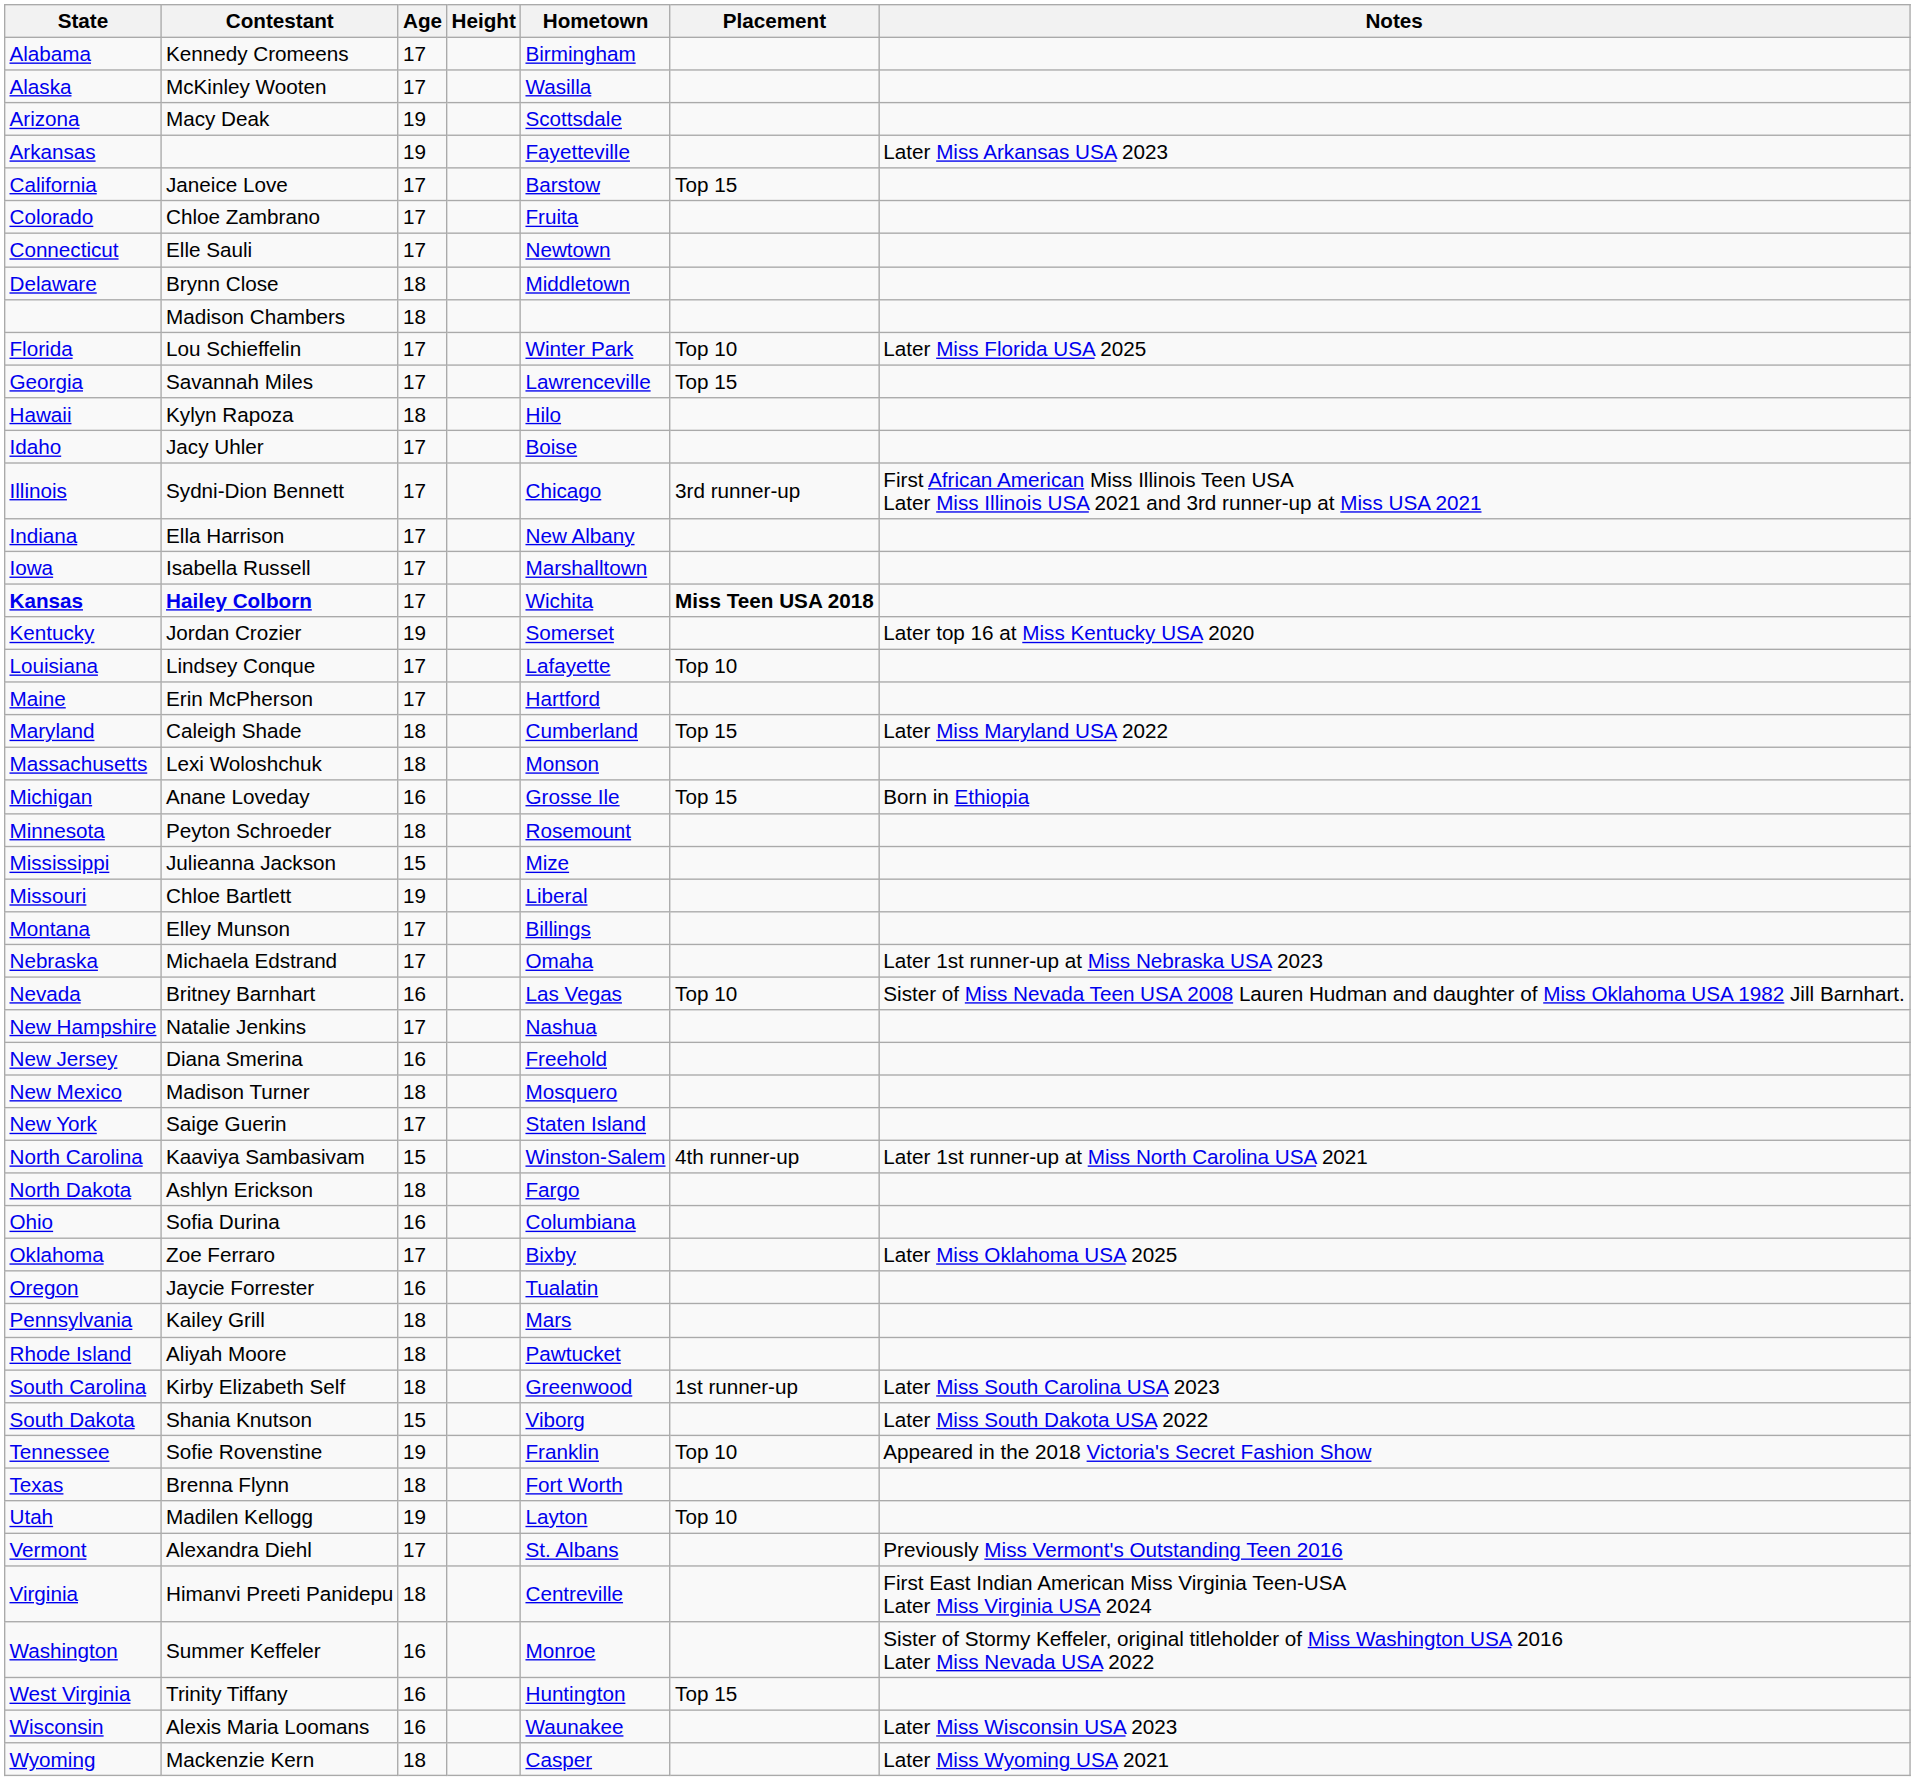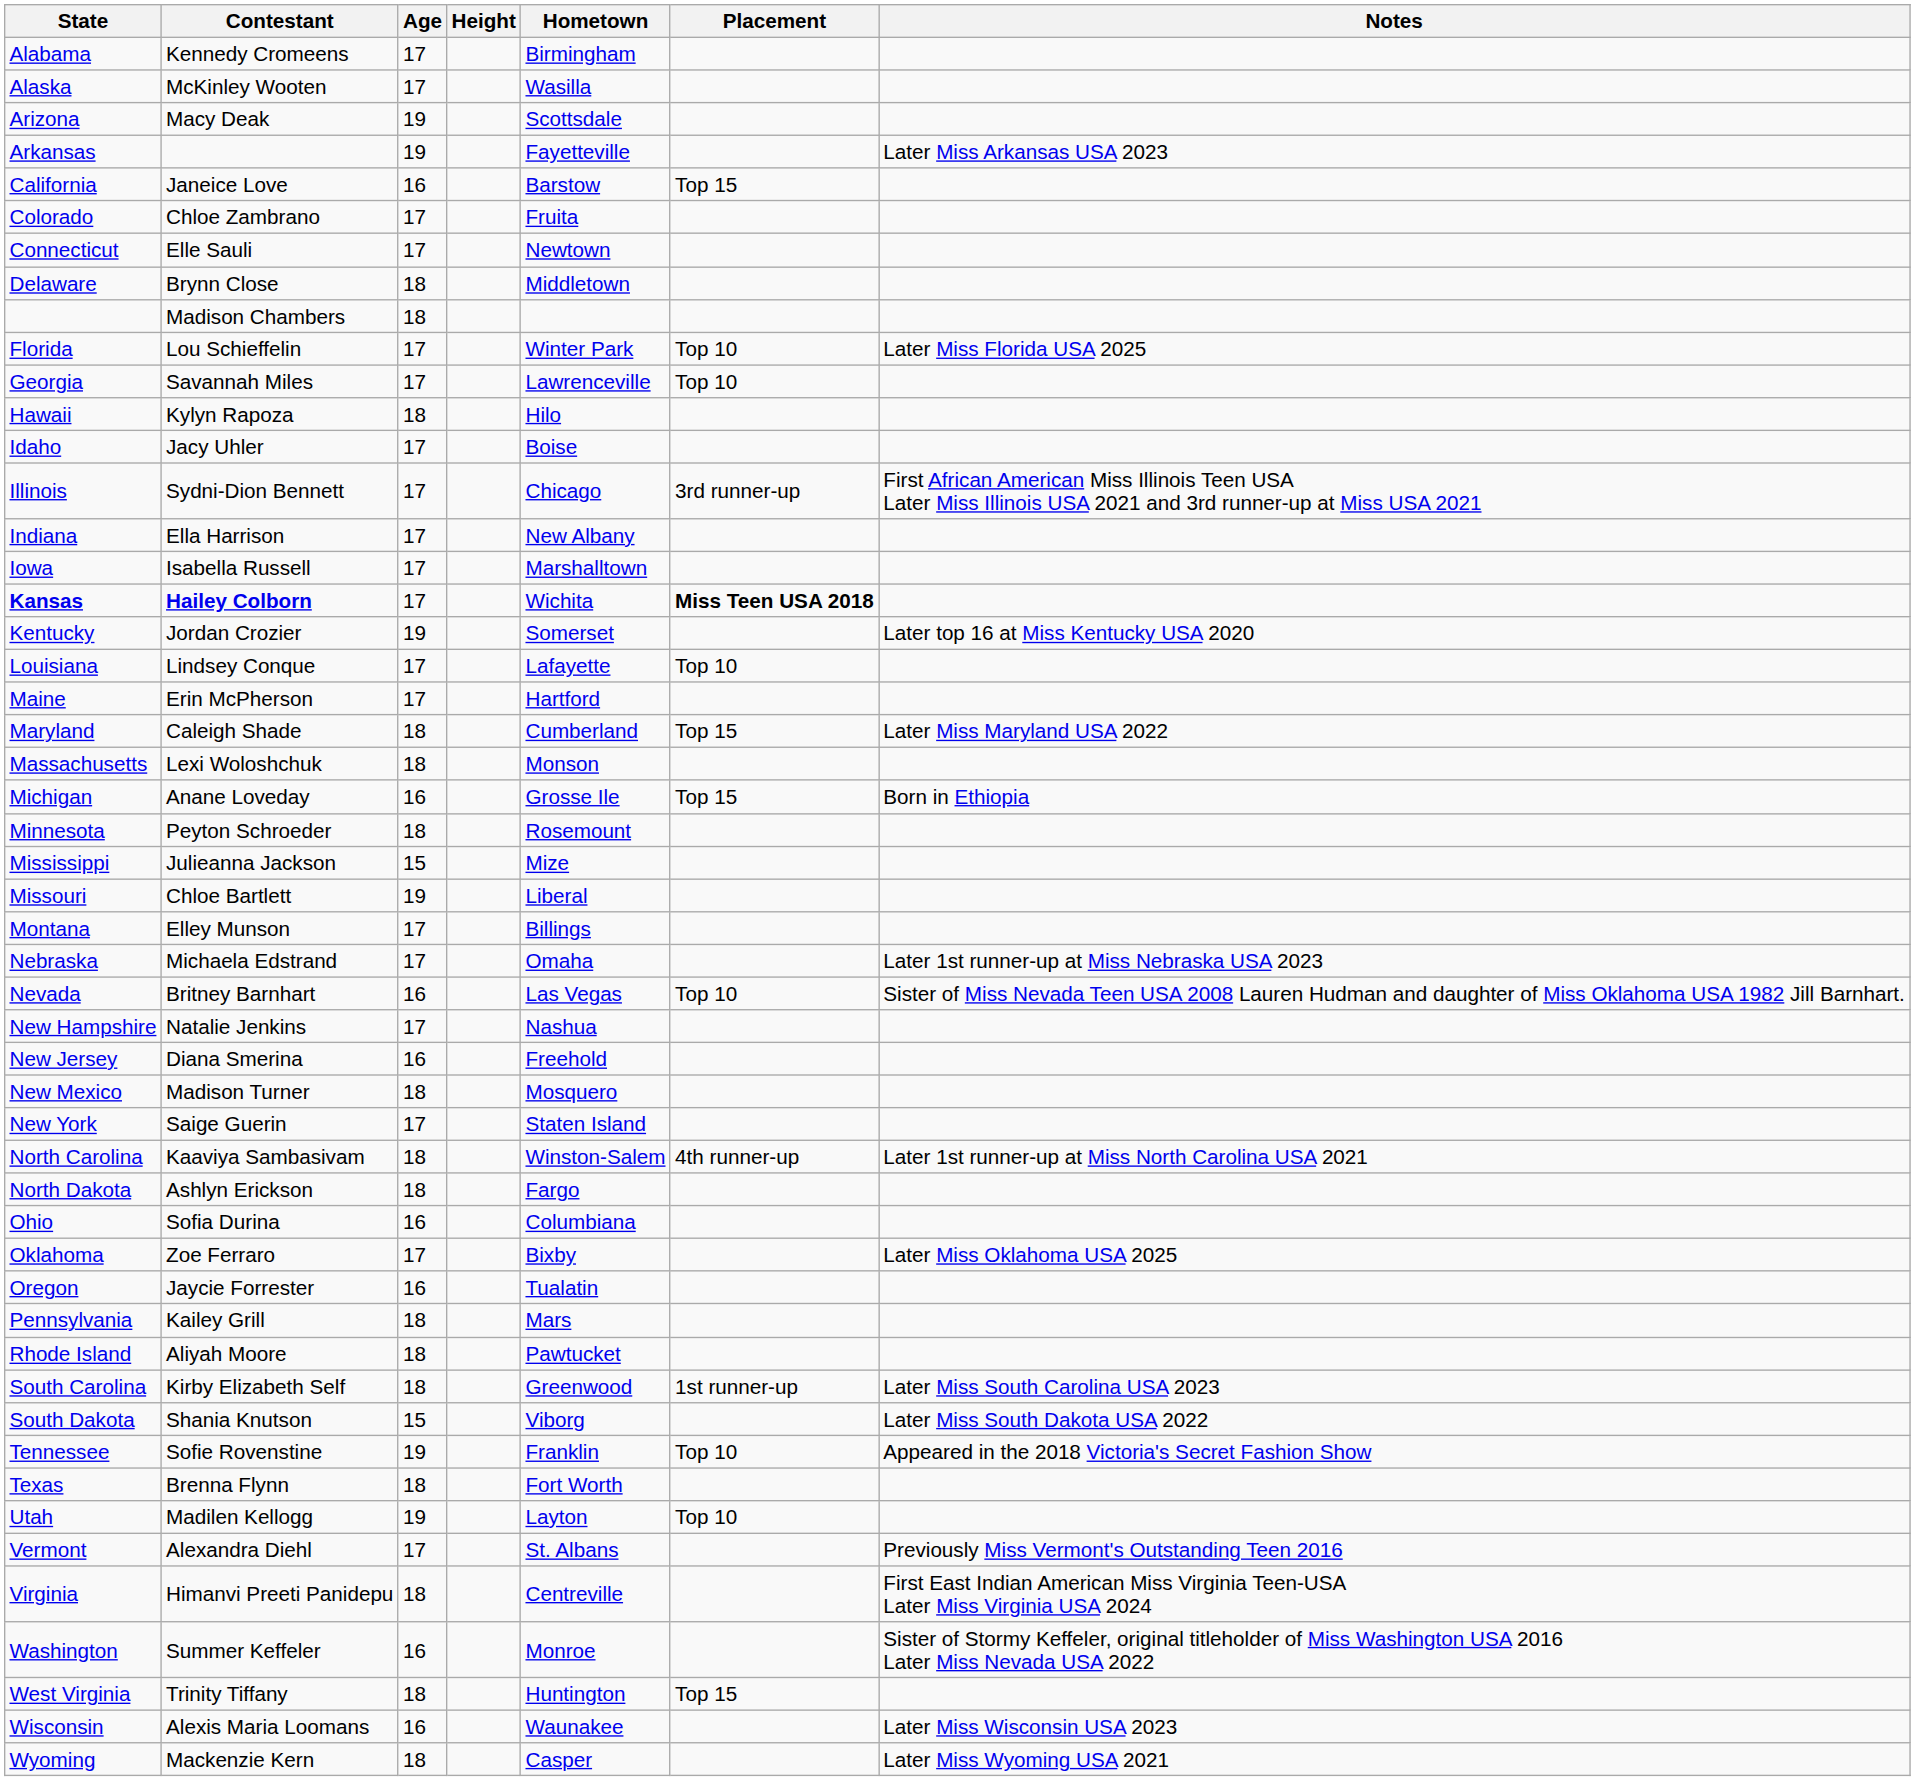(414, 185) 17 -> (414, 185) 16
(706, 381) Top 15 -> (706, 381) Top 10
(414, 1157) 15 -> (414, 1157) 18
(414, 1694) 16 -> (414, 1694) 18
